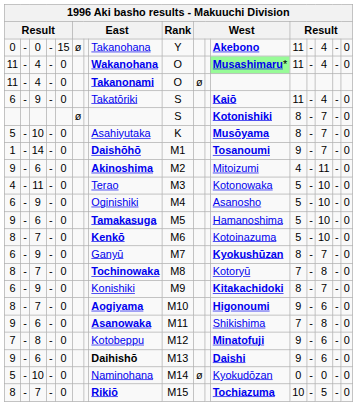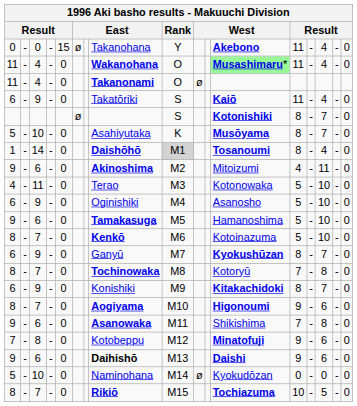(178, 151) no background -> (178, 151) lightgrey background
(298, 151) 9 -> (298, 151) 8
(324, 151) 7 -> (324, 151) 4
